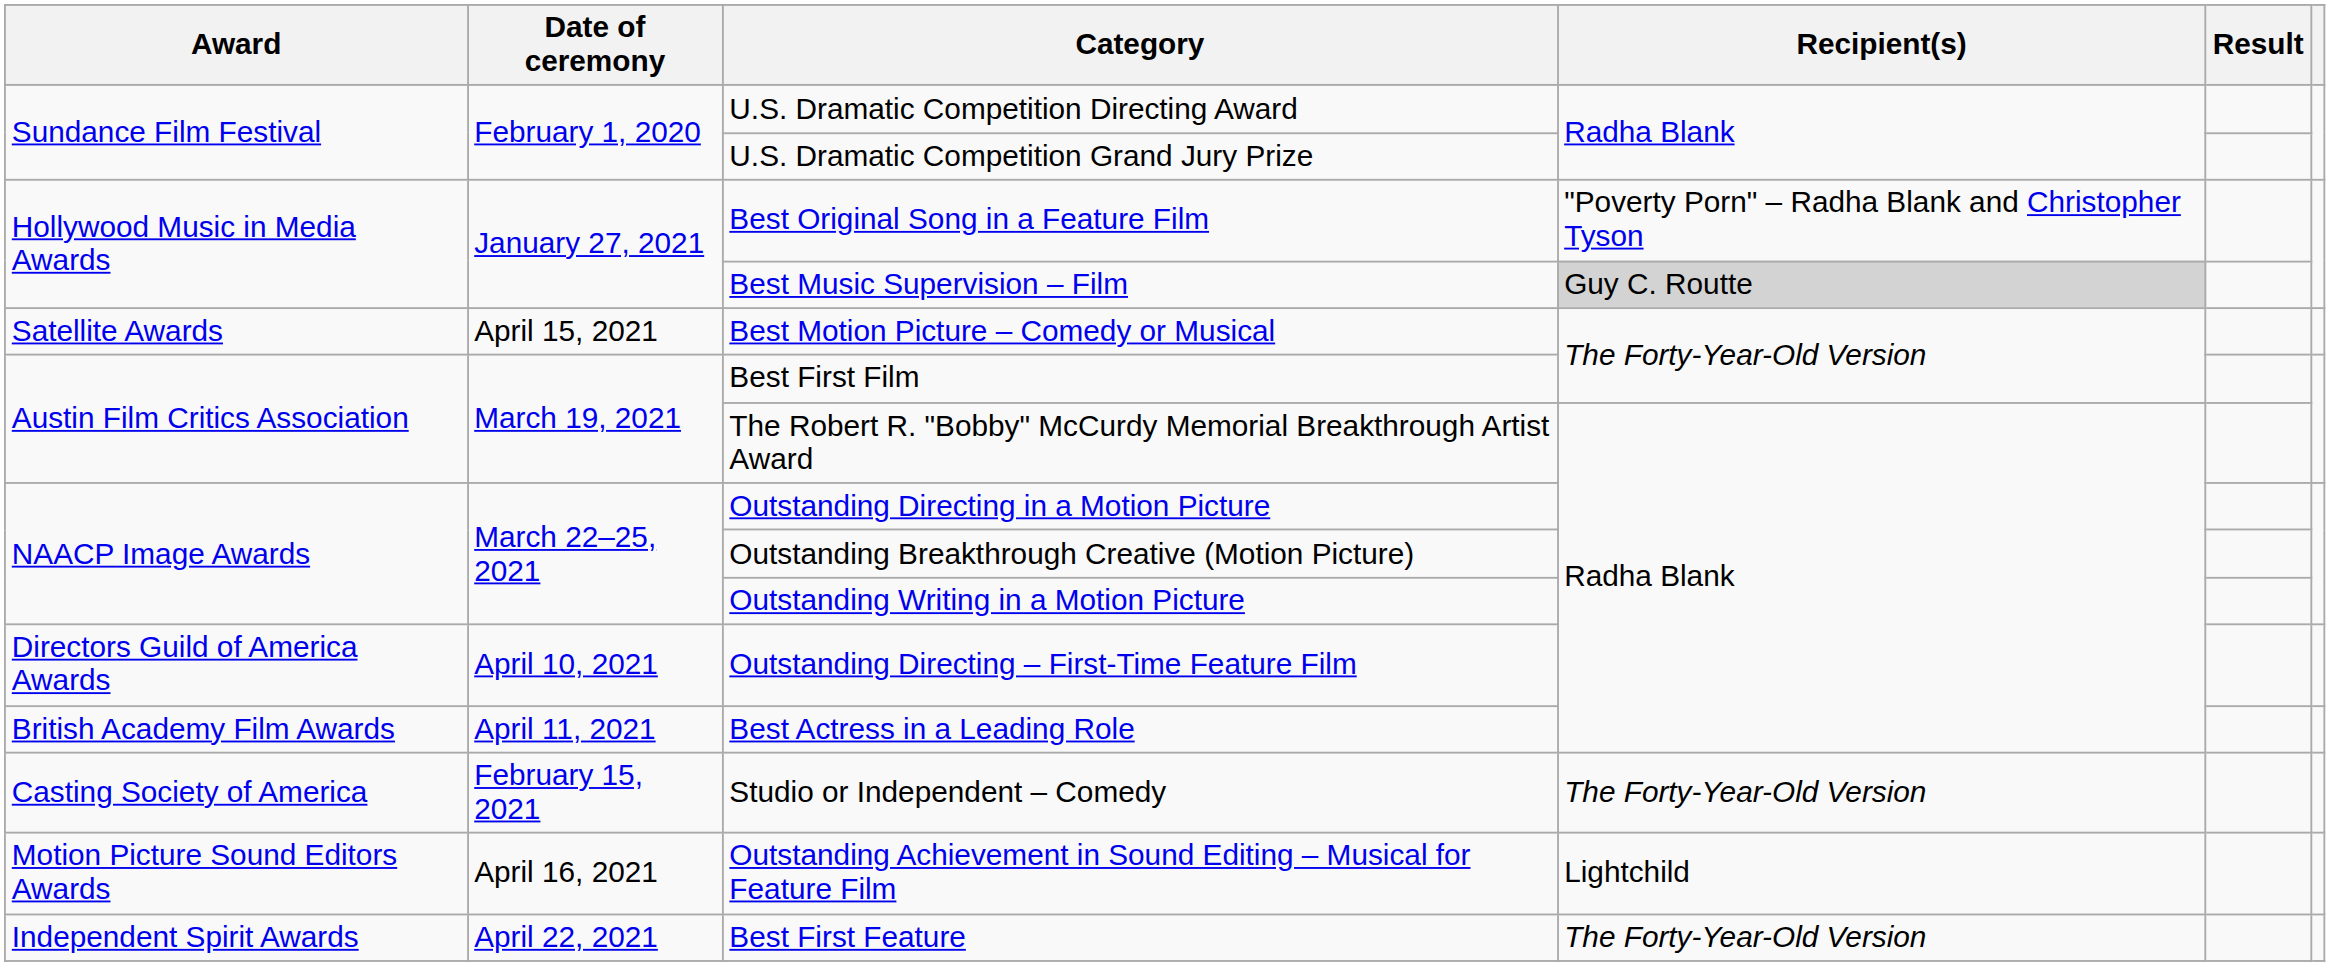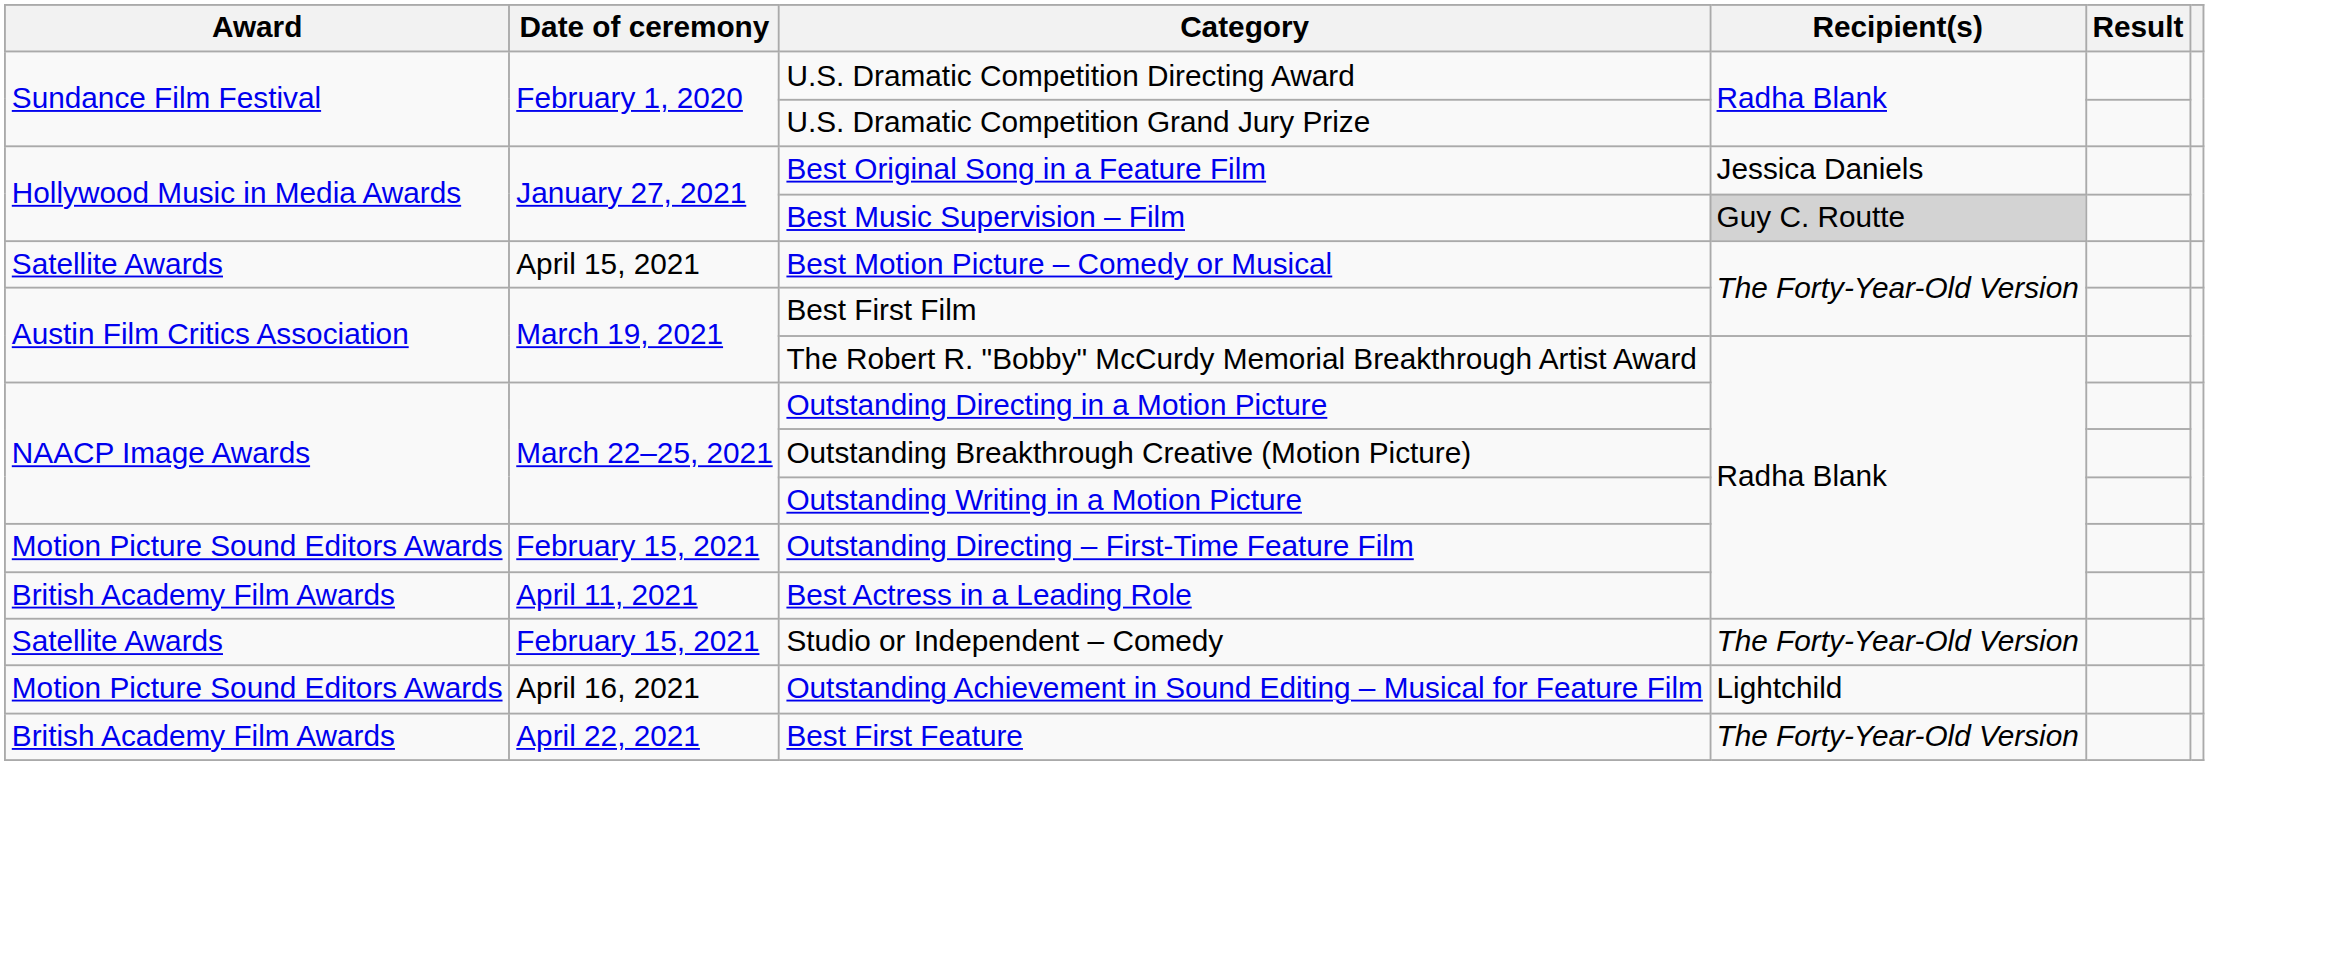(1873, 219) "Poverty Porn" – Radha Blank and Christopher Tyson -> (1820, 169) Jessica Daniels
(185, 664) Directors Guild of America Awards -> (257, 547) Motion Picture Sound Editors Awards
(566, 664) April 10, 2021 -> (638, 547) February 15, 2021
(190, 792) Casting Society of America -> (117, 641) Satellite Awards
(185, 936) Independent Spirit Awards -> (203, 736) British Academy Film Awards
